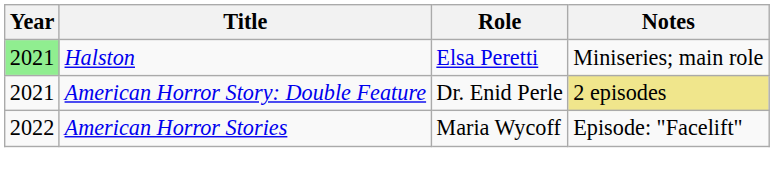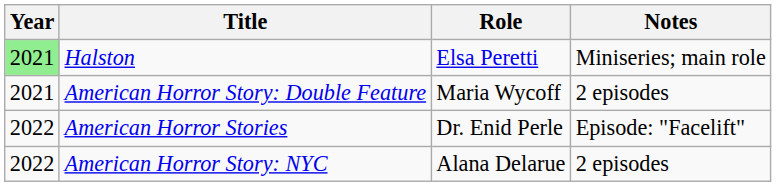(500, 92) Dr. Enid Perle -> (499, 92) Maria Wycoff
(620, 92) khaki background -> (622, 92) no background
(499, 127) Maria Wycoff -> (500, 127) Dr. Enid Perle
+ row: (196, 163)
